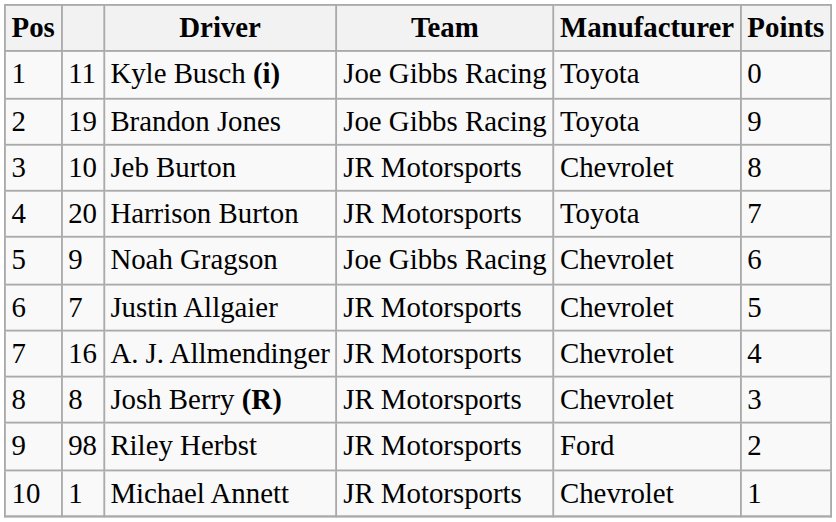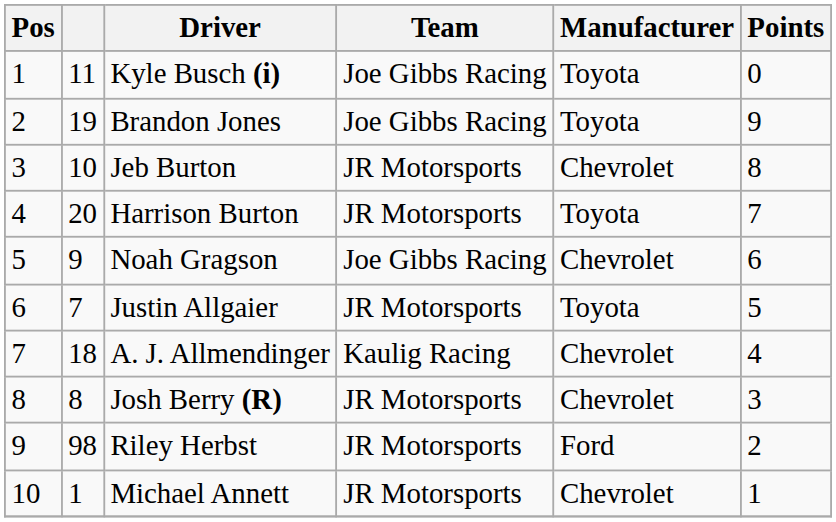(617, 306) Chevrolet -> (600, 306) Toyota
(83, 352) 16 -> (83, 352) 18
(433, 352) JR Motorsports -> (427, 352) Kaulig Racing
